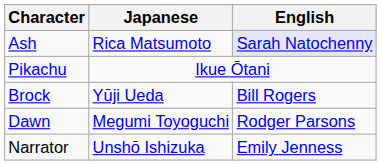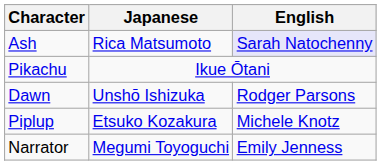- row: (29, 95)
(161, 121) Megumi Toyoguchi -> (149, 95) Unshō Ishizuka
+ row: (31, 121)
(149, 147) Unshō Ishizuka -> (161, 147) Megumi Toyoguchi
